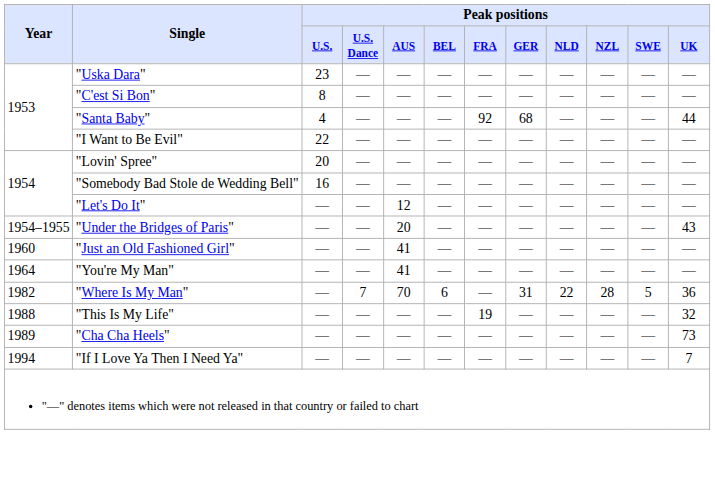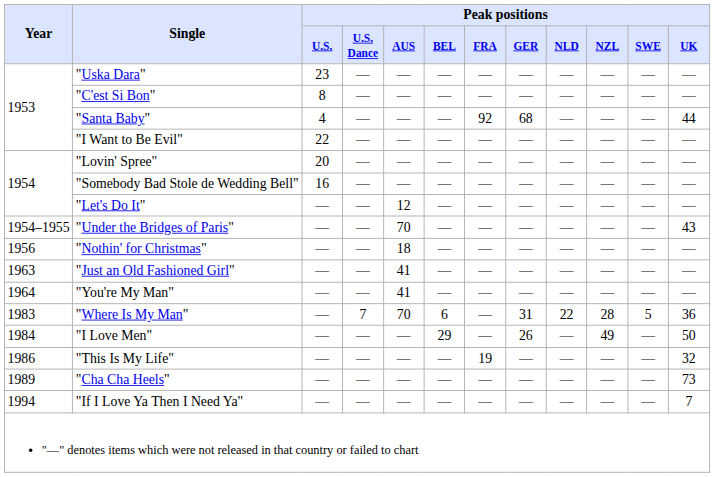(404, 227) 20 -> (404, 227) 70
+ row: (141, 249)
(21, 249) 1960 -> (21, 270) 1963
(21, 292) 1982 -> (21, 314) 1983
+ row: (114, 336)
(21, 314) 1988 -> (21, 358) 1986
